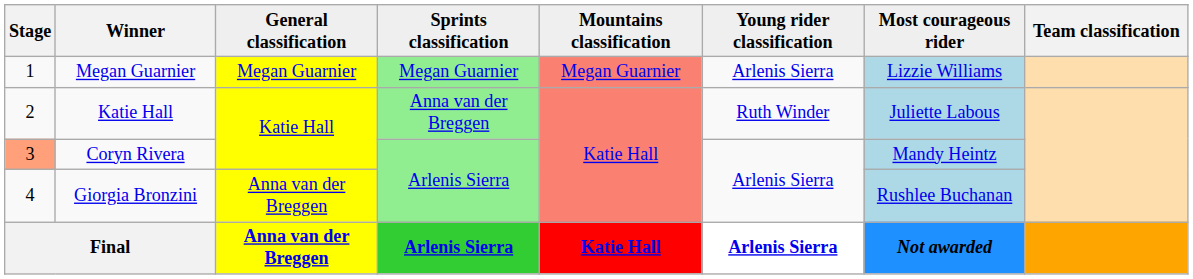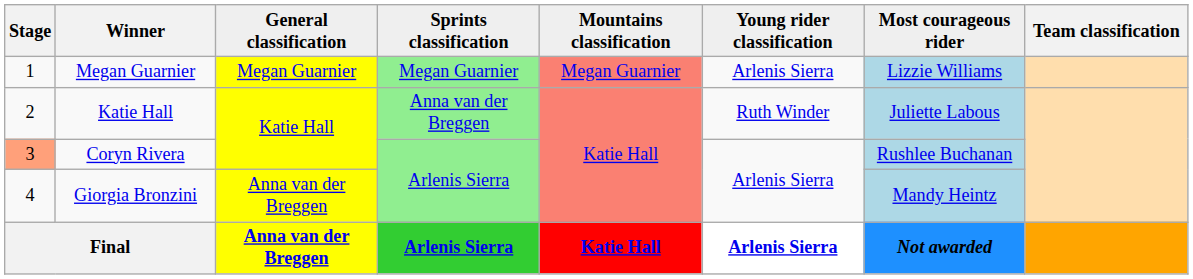(945, 154) Mandy Heintz -> (945, 154) Rushlee Buchanan
(945, 195) Rushlee Buchanan -> (945, 195) Mandy Heintz
